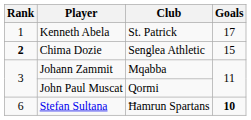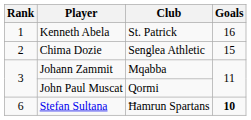(229, 32) 17 -> (229, 32) 16
(21, 50) bold -> (21, 50) normal
